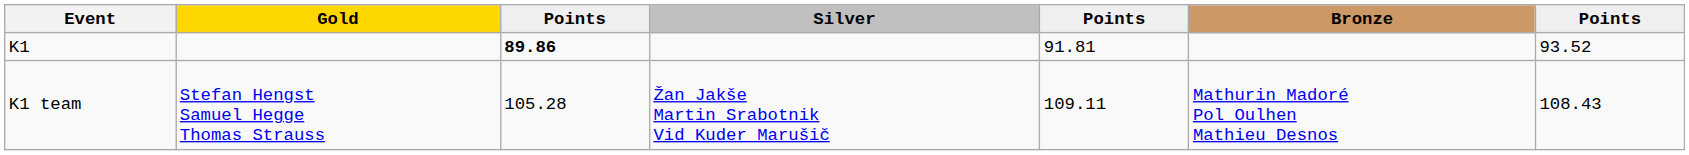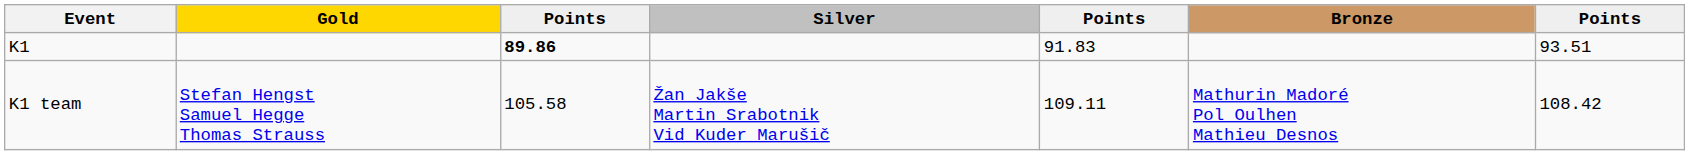(1070, 47) 91.81 -> (1070, 47) 91.83
(1565, 47) 93.52 -> (1565, 47) 93.51
(535, 105) 105.28 -> (535, 105) 105.58
(1571, 105) 108.43 -> (1571, 105) 108.42
